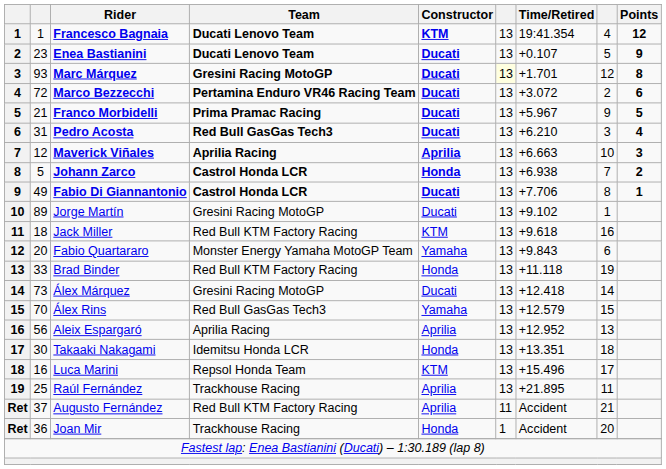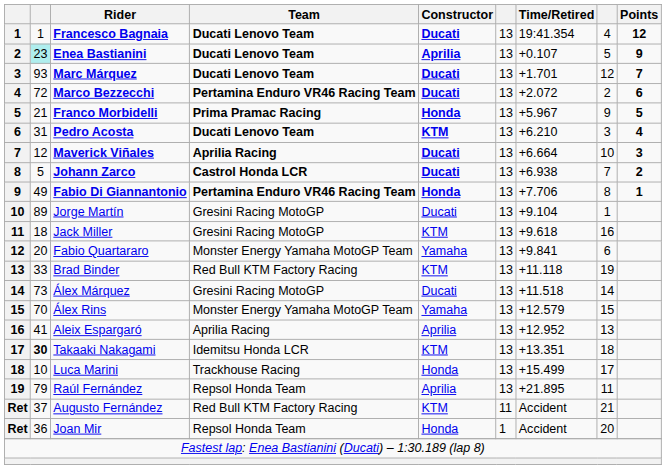(435, 34) KTM -> (441, 34) Ducati
(40, 53) no background -> (40, 53) paleturquoise background
(441, 53) Ducati -> (441, 53) Aprilia
(262, 73) Gresini Racing MotoGP -> (253, 73) Ducati Lenovo Team
(506, 73) lightyellow background -> (506, 73) no background
(639, 73) 8 -> (639, 73) 7
(538, 93) +3.072 -> (538, 93) +2.072
(441, 113) Ducati -> (441, 113) Honda
(263, 132) Red Bull GasGas Tech3 -> (253, 132) Ducati Lenovo Team
(441, 132) Ducati -> (435, 132) KTM
(441, 152) Aprilia -> (441, 152) Ducati
(538, 152) +6.663 -> (538, 152) +6.664
(441, 172) Honda -> (441, 172) Ducati
(250, 191) Castrol Honda LCR -> (304, 191) Pertamina Enduro VR46 Racing Team
(441, 191) Ducati -> (441, 191) Honda
(538, 211) +9.102 -> (538, 211) +9.104
(275, 231) Red Bull KTM Factory Racing -> (258, 231) Gresini Racing MotoGP
(538, 251) +9.843 -> (538, 251) +9.841
(440, 270) Honda -> (435, 270) KTM
(542, 290) +12.418 -> (541, 290) +11.518
(259, 310) Red Bull GasGas Tech3 -> (303, 310) Monster Energy Yamaha MotoGP Team
(40, 329) 56 -> (40, 329) 41
(40, 349) normal -> (40, 349) bold
(440, 349) Honda -> (435, 349) KTM
(40, 369) 16 -> (40, 369) 10
(249, 369) Repsol Honda Team -> (246, 369) Trackhouse Racing
(435, 369) KTM -> (440, 369) Honda
(542, 369) +15.496 -> (542, 369) +15.499
(40, 389) 25 -> (40, 389) 79
(246, 389) Trackhouse Racing -> (249, 389) Repsol Honda Team
(439, 408) Aprilia -> (435, 408) KTM
(246, 428) Trackhouse Racing -> (249, 428) Repsol Honda Team
